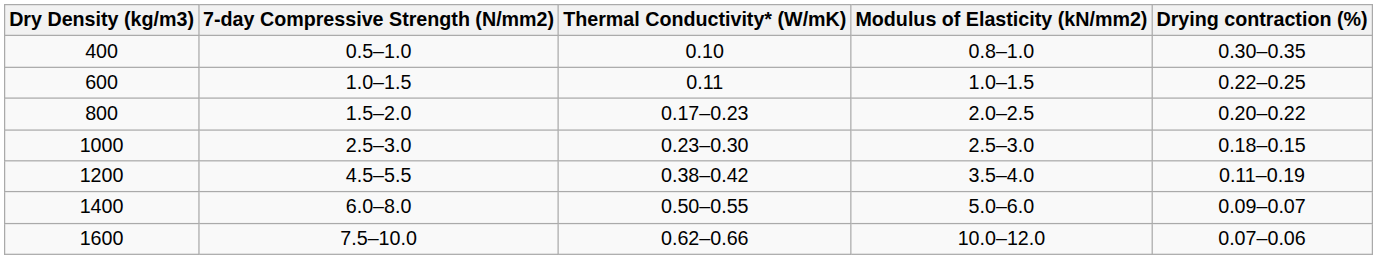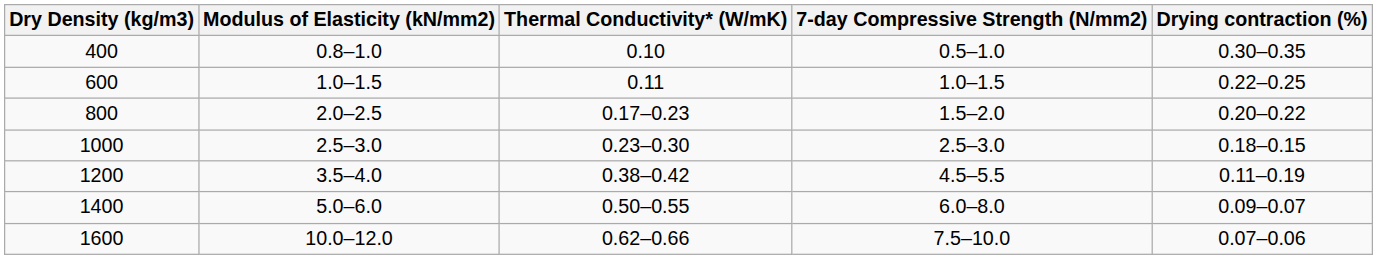columns swapped: (379, 20) <-> (1001, 20)
